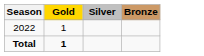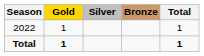+ column: (180, 12)
